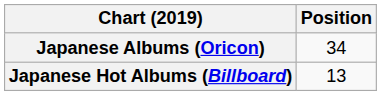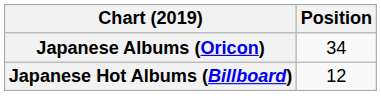(336, 76) 13 -> (336, 76) 12
